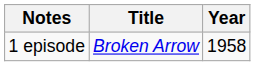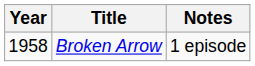columns swapped: (227, 18) <-> (47, 18)
